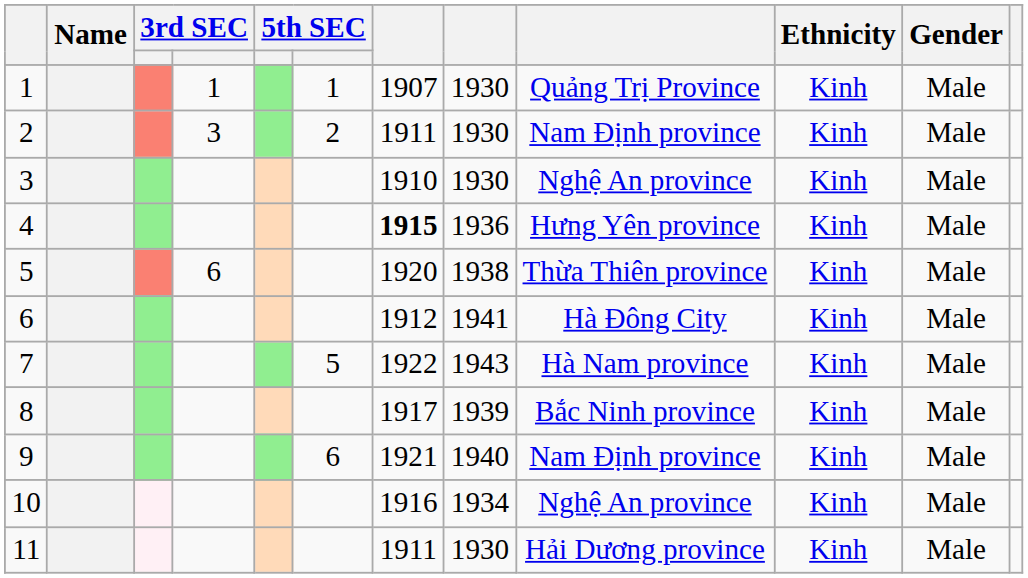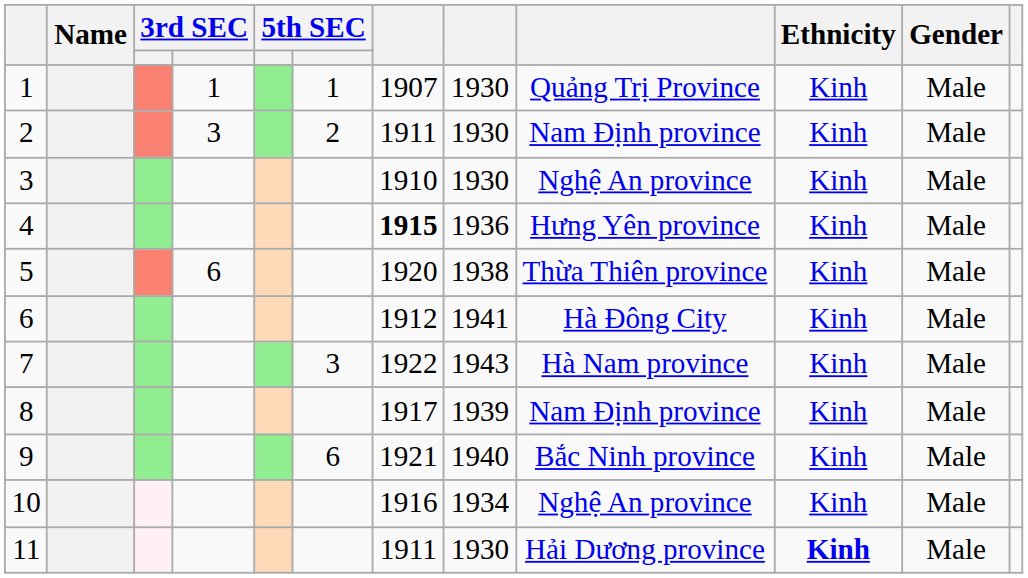(333, 364) 5 -> (333, 364) 3
(645, 410) Bắc Ninh province -> (645, 410) Nam Định province
(645, 456) Nam Định province -> (645, 456) Bắc Ninh province
(838, 549) normal -> (838, 549) bold
